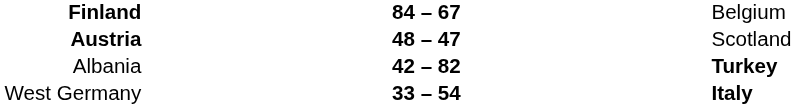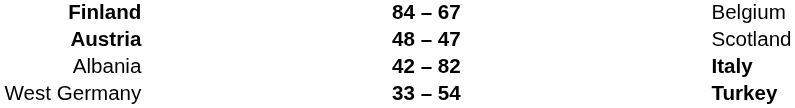(744, 66) Turkey -> (732, 66) Italy
(732, 93) Italy -> (744, 93) Turkey
